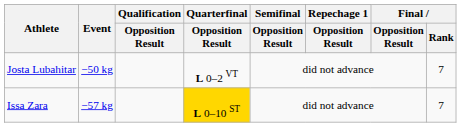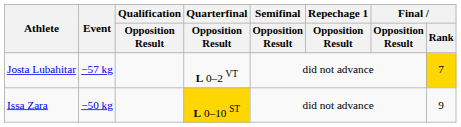(97, 70) −50 kg -> (97, 70) −57 kg
(441, 70) no background -> (441, 70) gold background
(97, 105) −57 kg -> (97, 105) −50 kg
(441, 105) 7 -> (441, 105) 9
